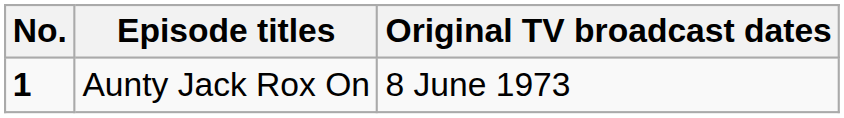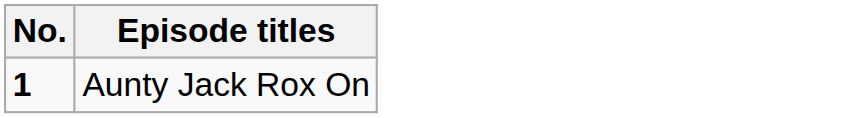- column: (609, 31)
